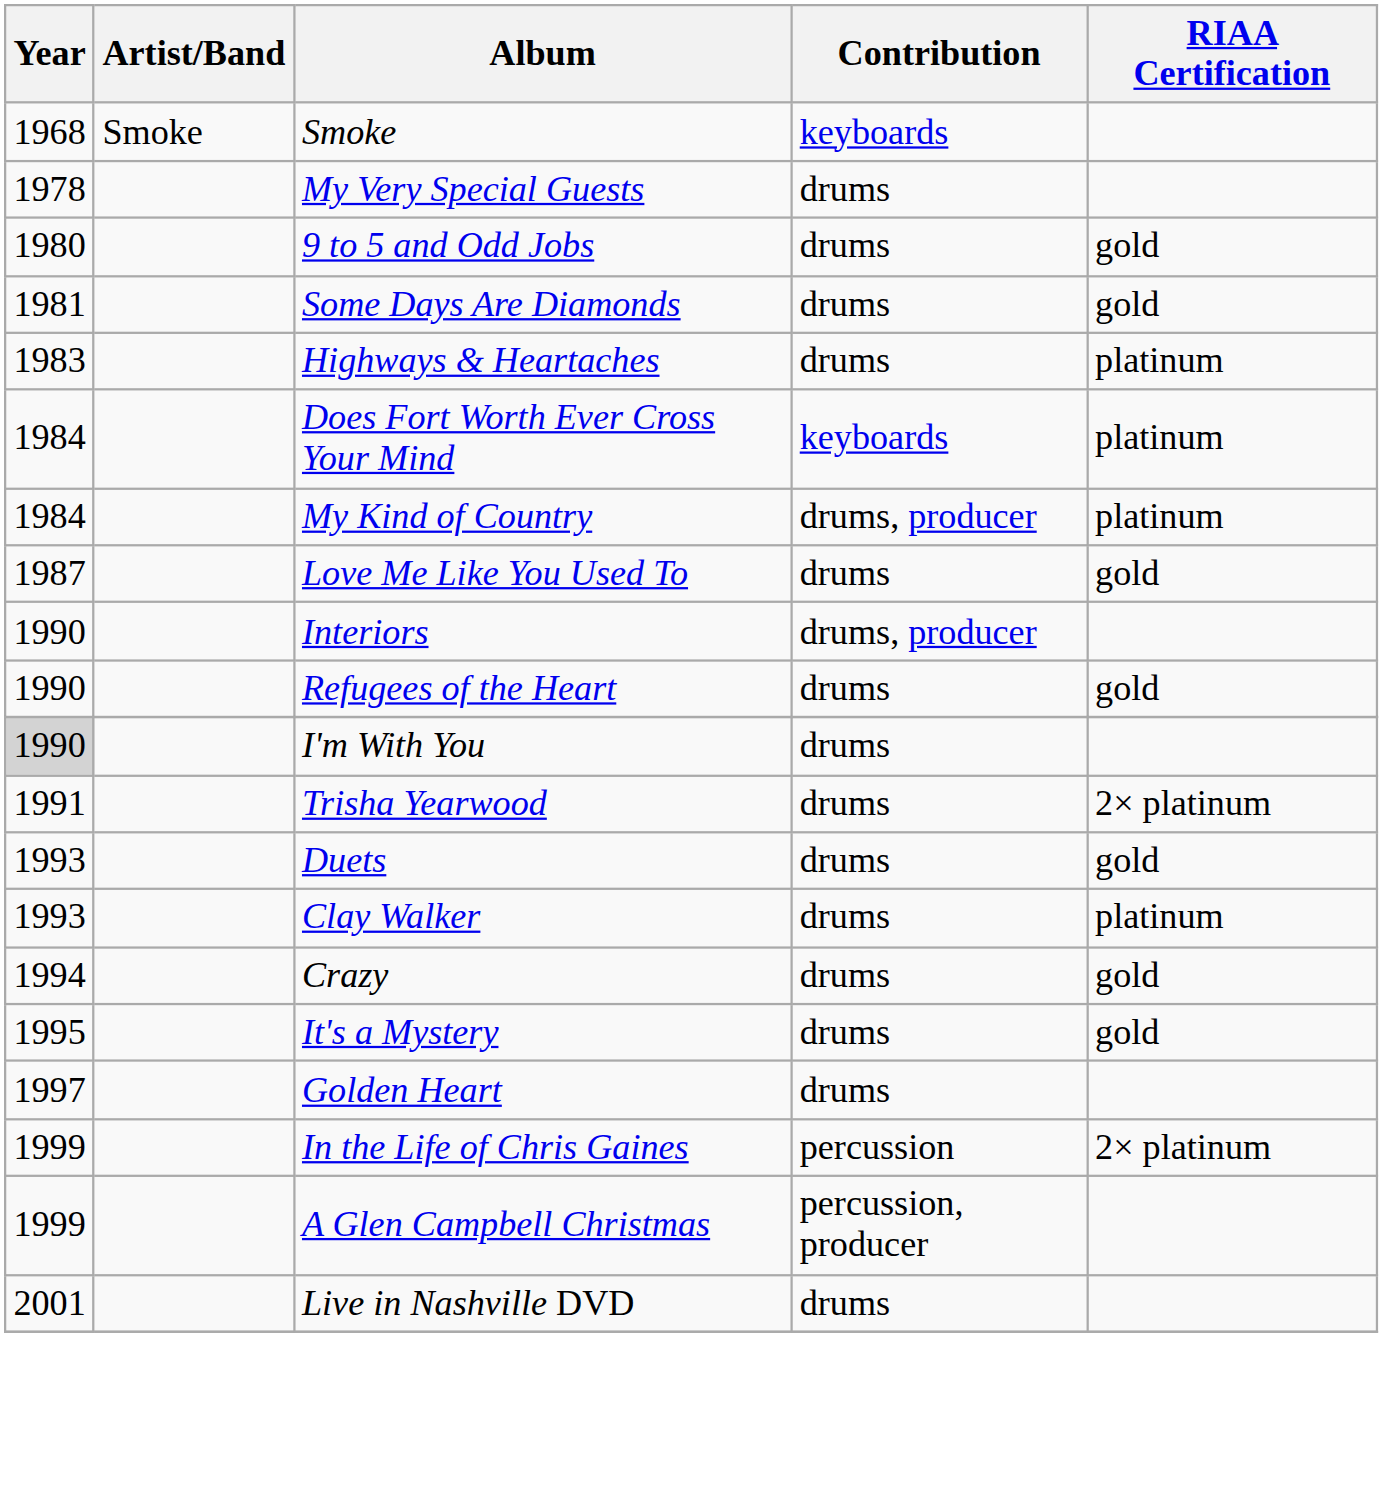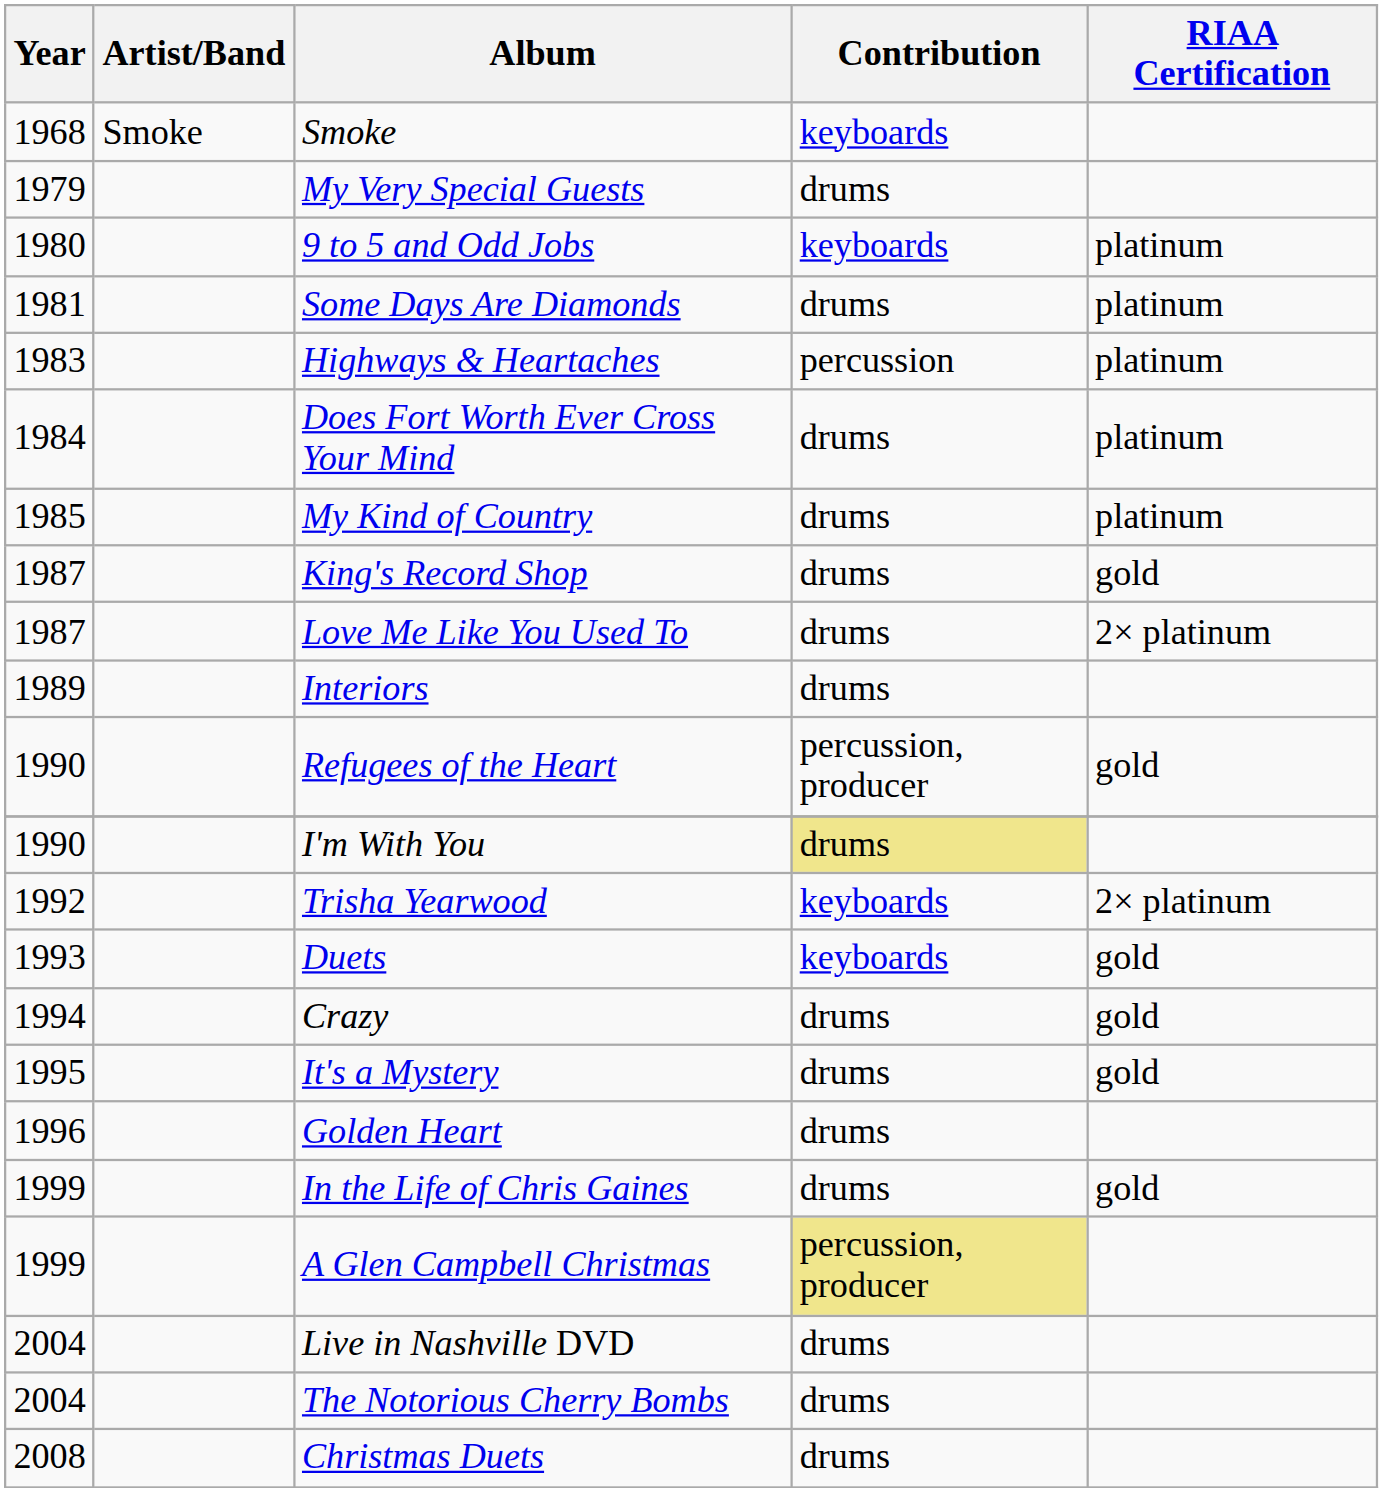(50, 188) 1978 -> (50, 188) 1979
(845, 245) drums -> (874, 245) keyboards
(1127, 245) gold -> (1159, 245) platinum
(1127, 303) gold -> (1159, 303) platinum
(845, 360) drums -> (877, 360) percussion
(874, 438) keyboards -> (845, 438) drums
(50, 515) 1984 -> (50, 515) 1985
(918, 515) drums, producer -> (845, 515) drums
+ row: (445, 573)
(1127, 573) gold -> (1183, 630) 2× platinum
(50, 630) 1990 -> (50, 688) 1989
(918, 630) drums, producer -> (845, 688) drums
(845, 688) drums -> (882, 765) percussion, producer
(50, 745) lightgrey background -> (50, 843) no background
(845, 745) no background -> (845, 843) khaki background
(50, 802) 1991 -> (50, 900) 1992
(845, 802) drums -> (874, 900) keyboards
(845, 860) drums -> (874, 958) keyboards
- row: (391, 917)
(50, 1089) 1997 -> (50, 1130) 1996
(877, 1146) percussion -> (845, 1187) drums
(1183, 1146) 2× platinum -> (1127, 1187) gold
(882, 1224) no background -> (882, 1265) khaki background
(50, 1302) 2001 -> (50, 1342) 2004
+ row: (515, 1400)
+ row: (423, 1457)
